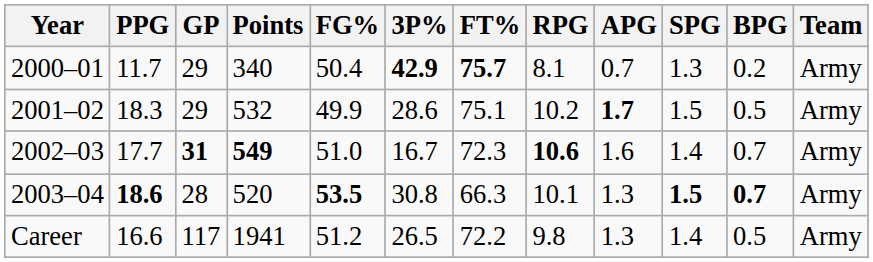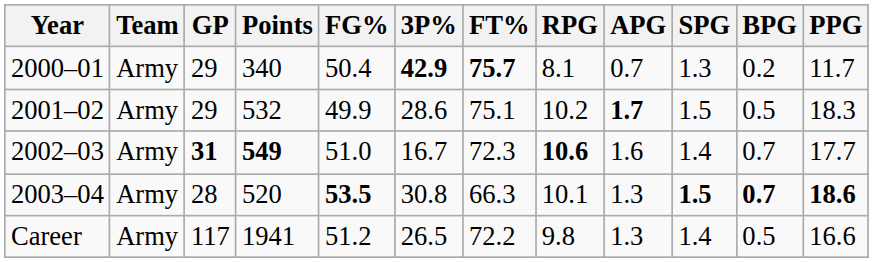columns swapped: (831, 25) <-> (143, 25)
